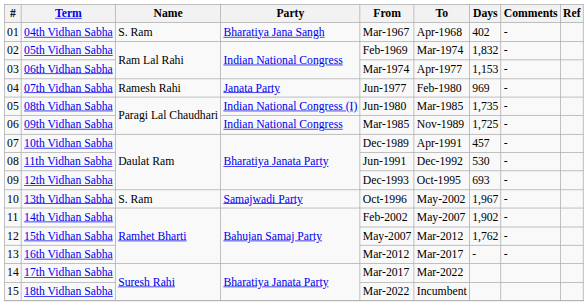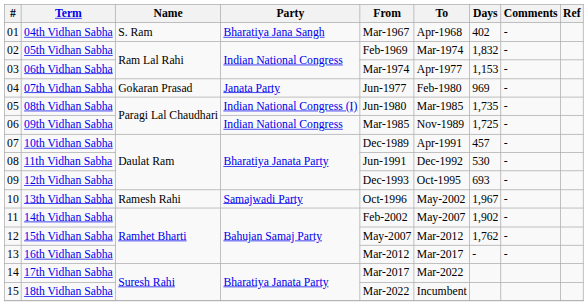(149, 87) Ramesh Rahi -> (155, 87) Gokaran Prasad
(135, 198) S. Ram -> (149, 198) Ramesh Rahi
